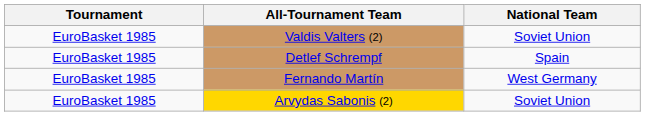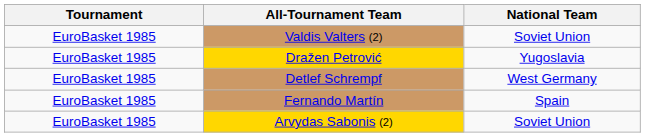+ row: (334, 57)
(552, 57) Spain -> (552, 79) West Germany
(552, 79) West Germany -> (552, 100) Spain
